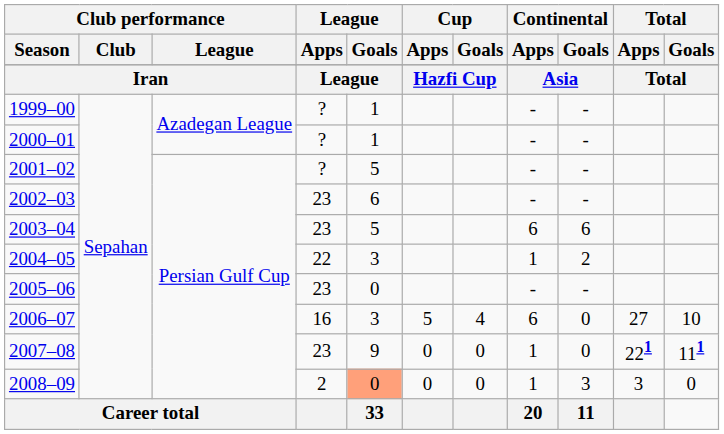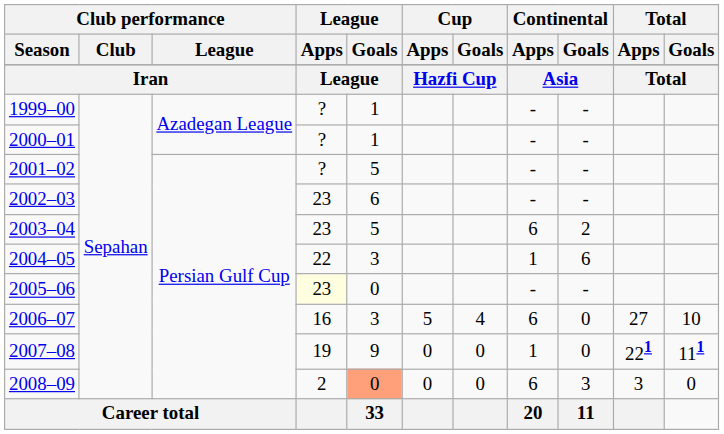(586, 229) 6 -> (586, 229) 2
(586, 259) 2 -> (586, 259) 6
(322, 288) no background -> (322, 288) lightyellow background
(322, 351) 23 -> (322, 351) 19
(533, 383) 1 -> (533, 383) 6
